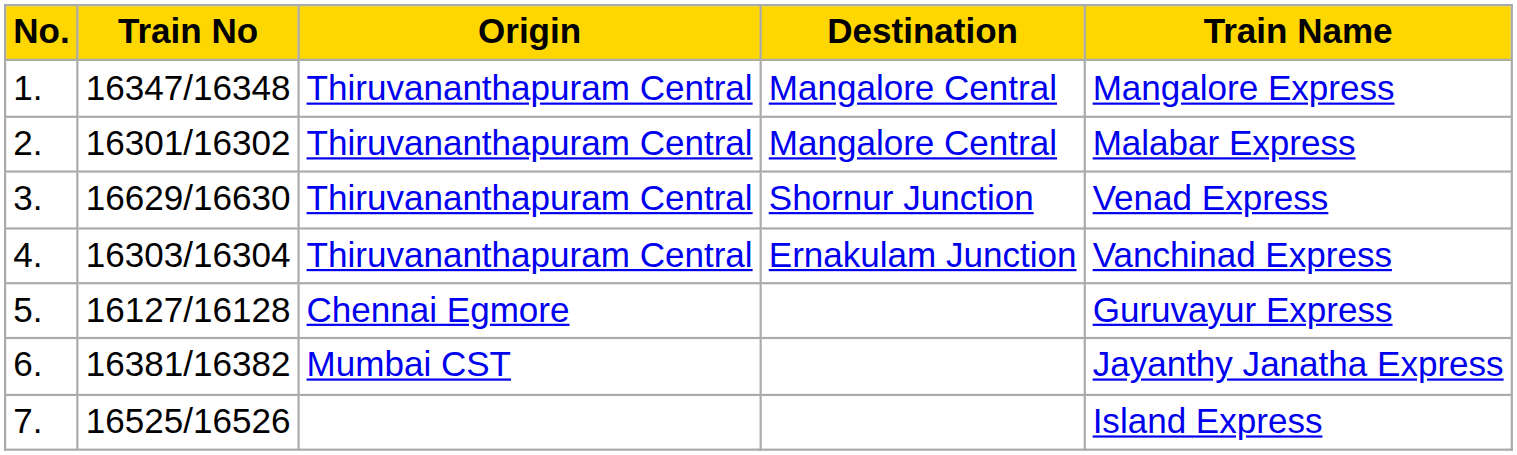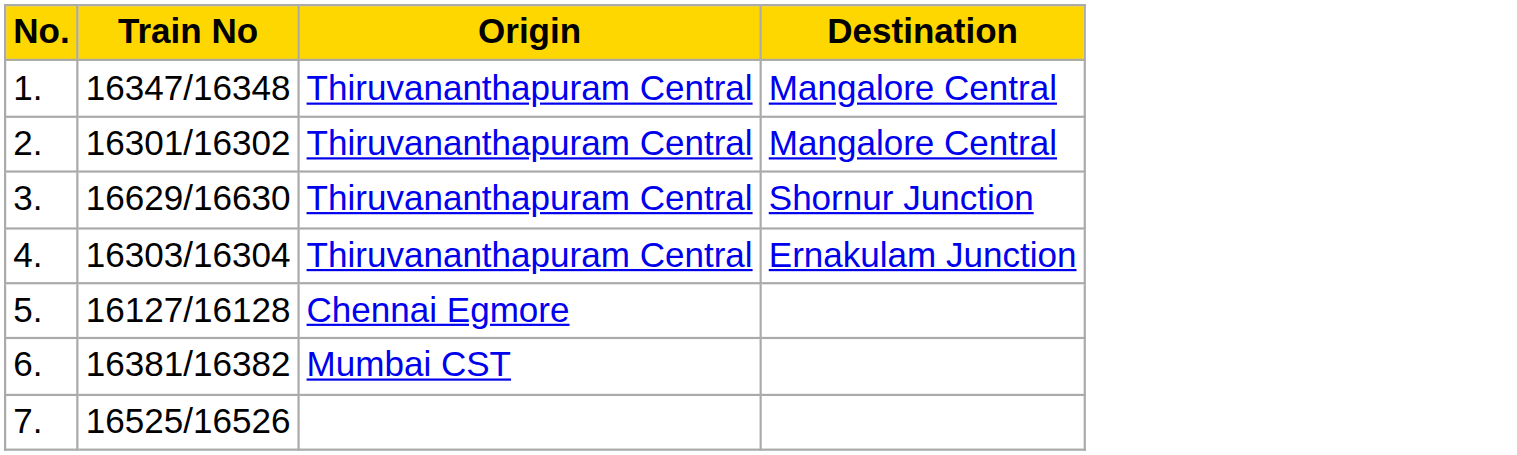- column: (1298, 32)
